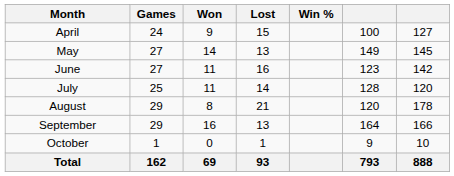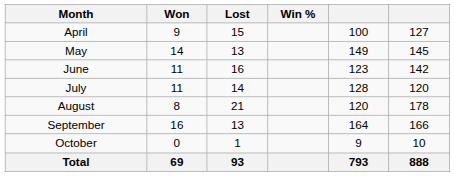- column: (156, 14)
